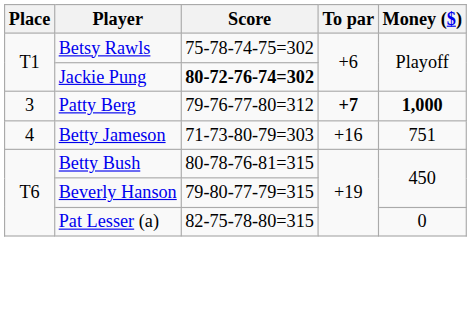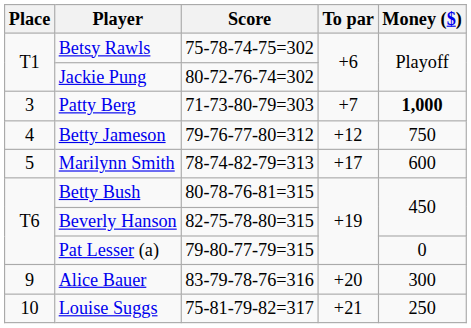(250, 76) bold -> (250, 76) normal
(250, 105) 79-76-77-80=312 -> (250, 105) 71-73-80-79=303
(348, 105) bold -> (348, 105) normal
(250, 134) 71-73-80-79=303 -> (250, 134) 79-76-77-80=312
(348, 134) +16 -> (348, 134) +12
(422, 134) 751 -> (422, 134) 750
+ row: (117, 163)
(250, 192) 79-80-77-79=315 -> (250, 221) 82-75-78-80=315
(250, 221) 82-75-78-80=315 -> (250, 250) 79-80-77-79=315
+ row: (103, 279)
+ row: (108, 308)
